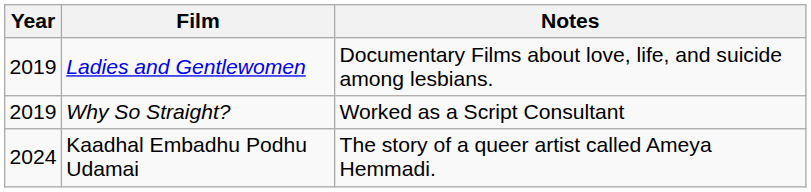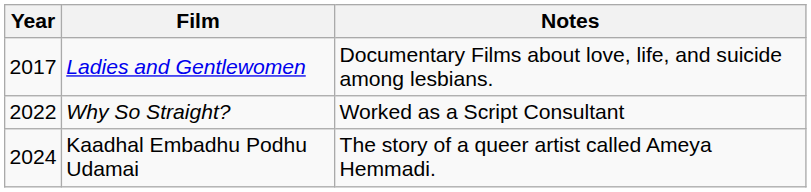(33, 66) 2019 -> (33, 66) 2017
(33, 111) 2019 -> (33, 111) 2022
